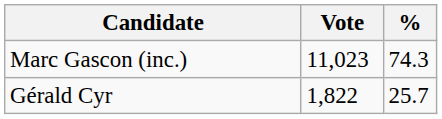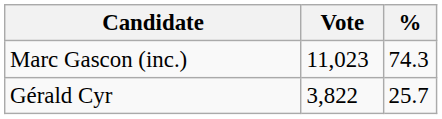(332, 95) 1,822 -> (332, 95) 3,822
